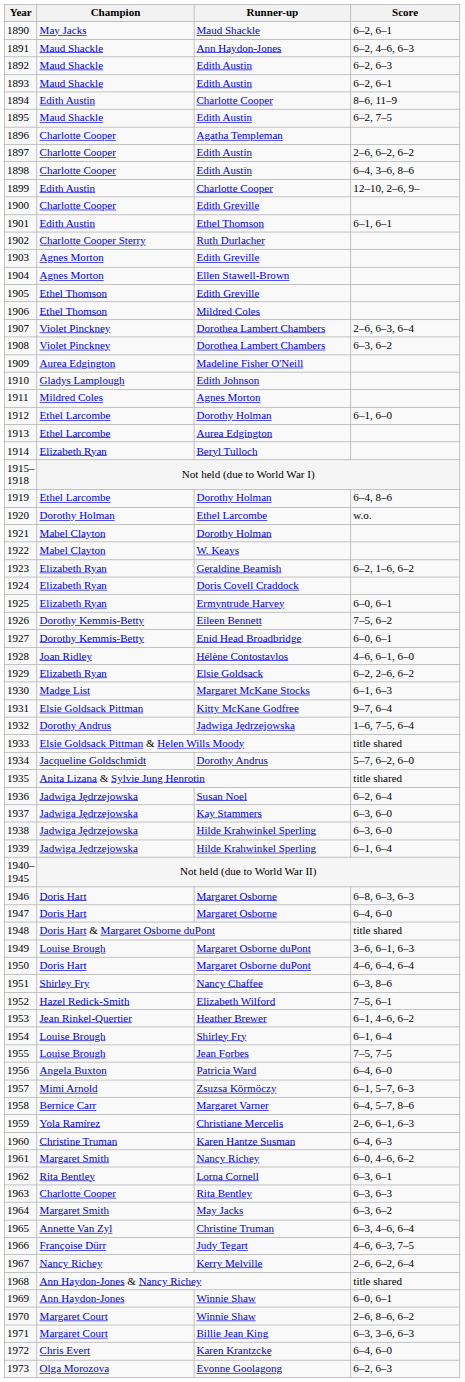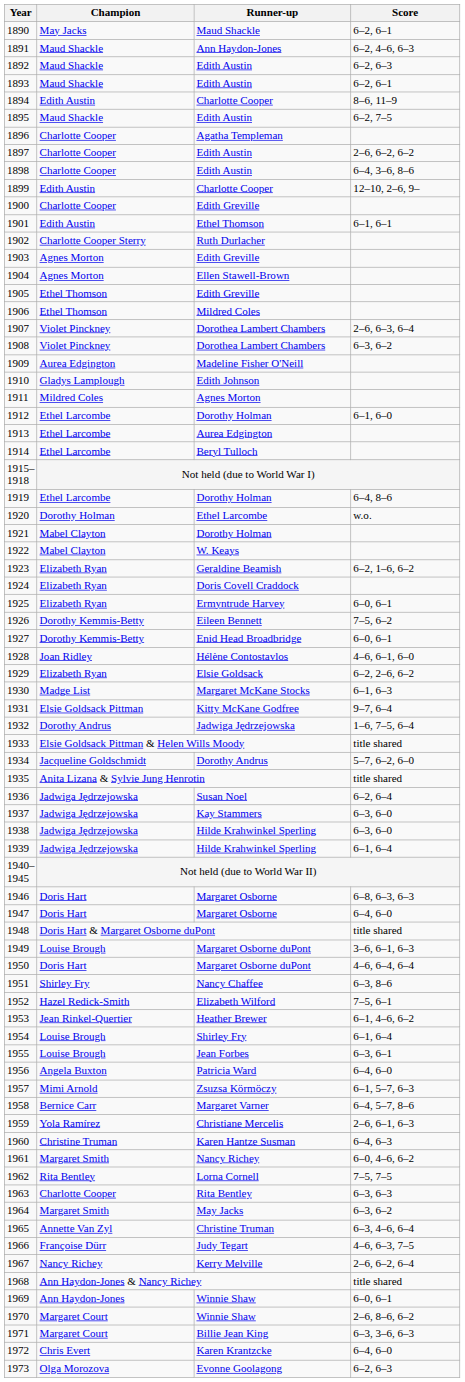(73, 450) Elizabeth Ryan -> (75, 450) Ethel Larcombe
(373, 1053) 7–5, 7–5 -> (373, 1053) 6–3, 6–1
(373, 1176) 6–3, 6–1 -> (373, 1176) 7–5, 7–5
